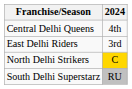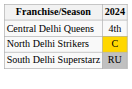- row: (42, 44)
